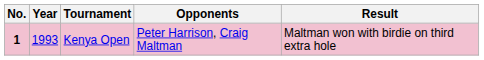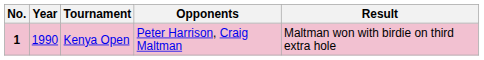(45, 39) 1993 -> (45, 39) 1990
